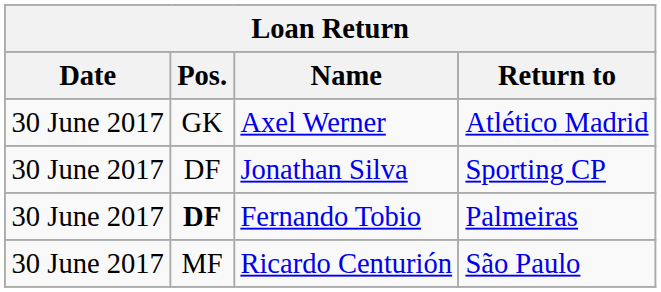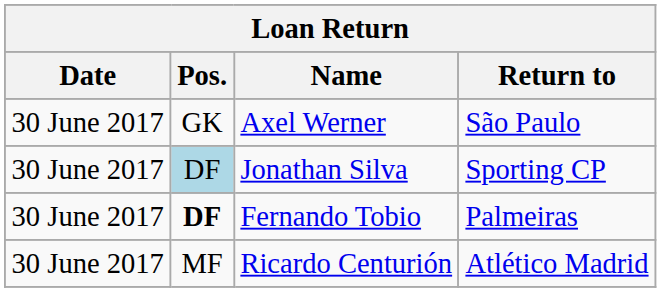(557, 122) Atlético Madrid -> (523, 122) São Paulo
(202, 169) no background -> (202, 169) lightblue background
(523, 263) São Paulo -> (557, 263) Atlético Madrid
